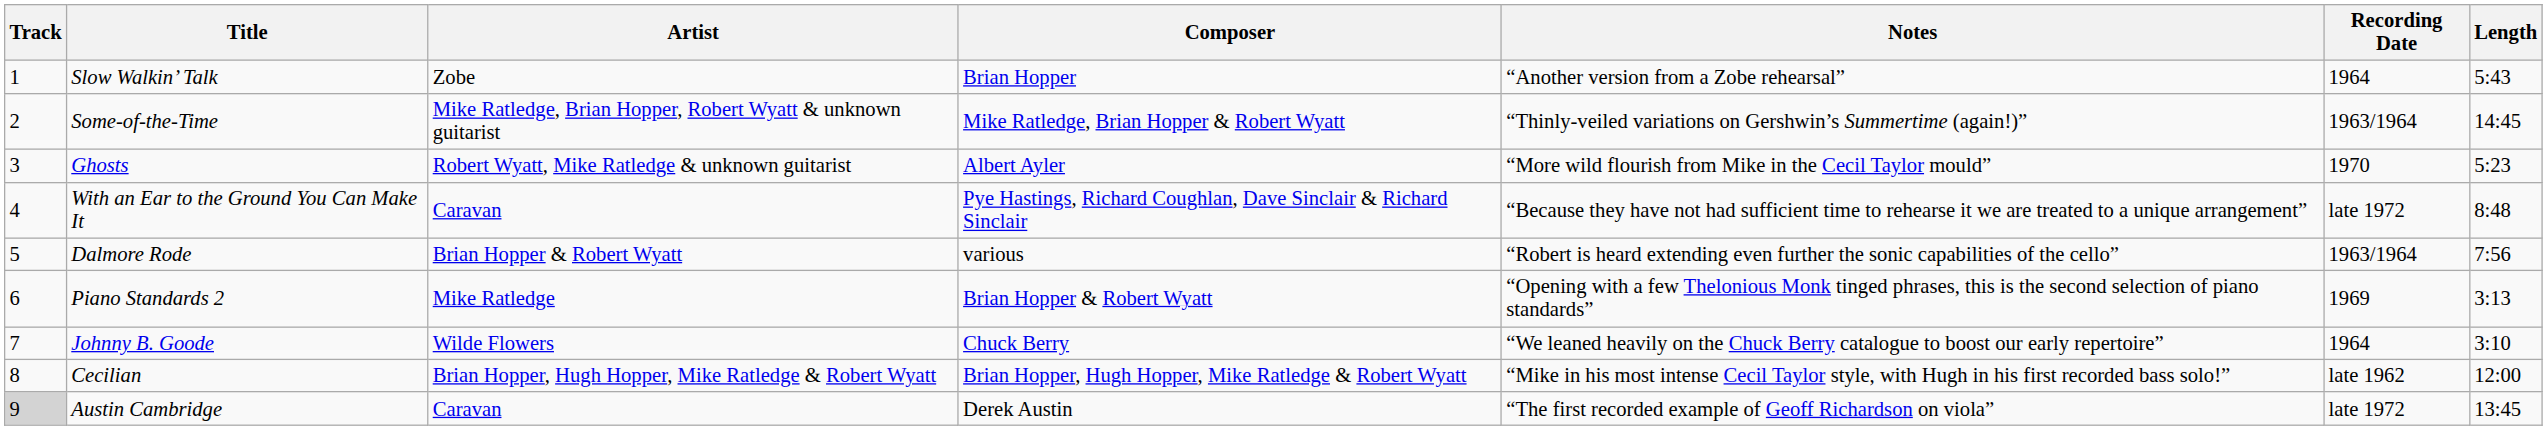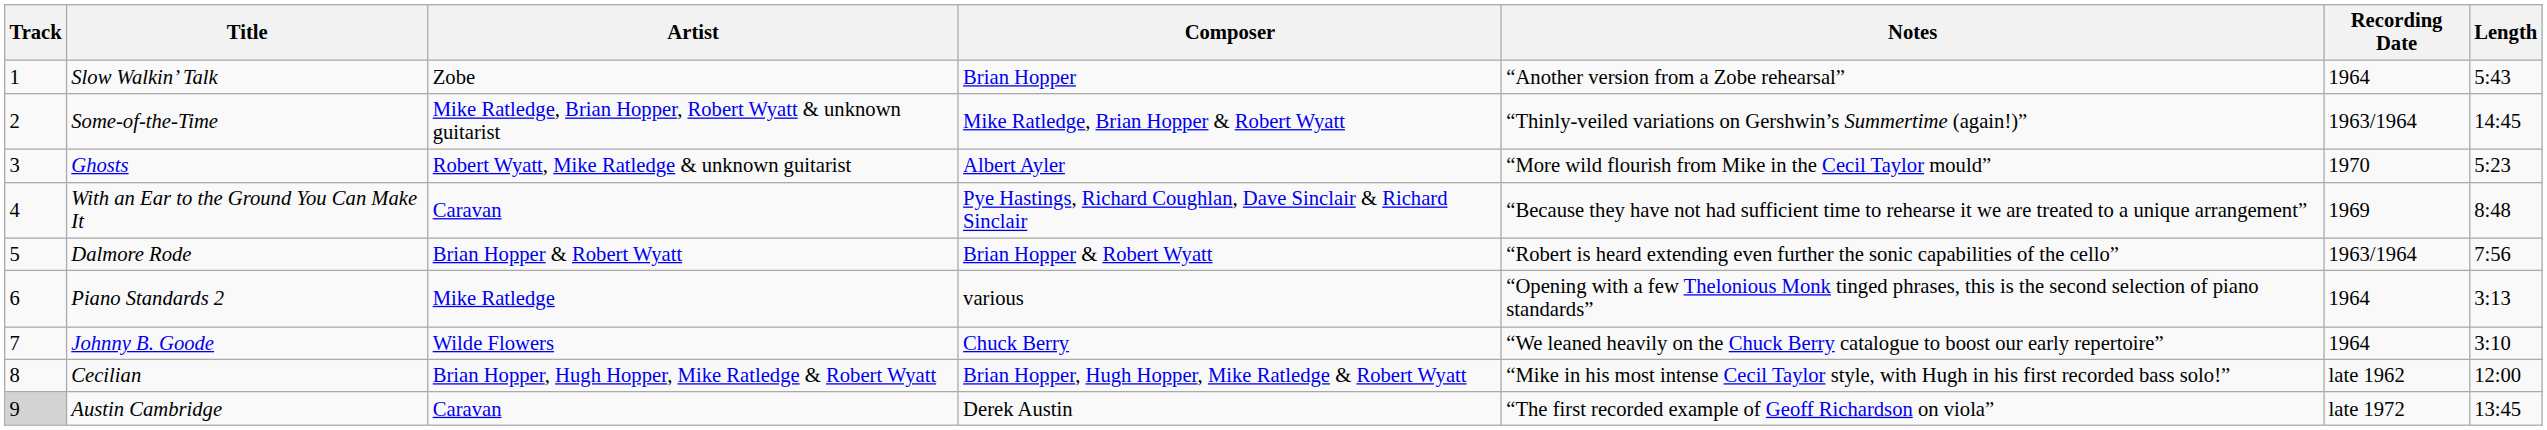(2367, 209) late 1972 -> (2349, 209) 1969
(993, 254) various -> (1088, 254) Brian Hopper & Robert Wyatt
(1088, 298) Brian Hopper & Robert Wyatt -> (993, 298) various
(2349, 298) 1969 -> (2349, 298) 1964
